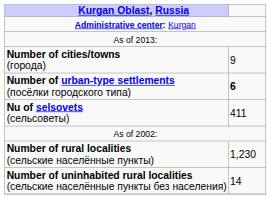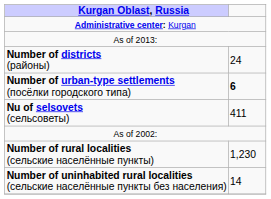+ row: (54, 60)
- row: (63, 60)
